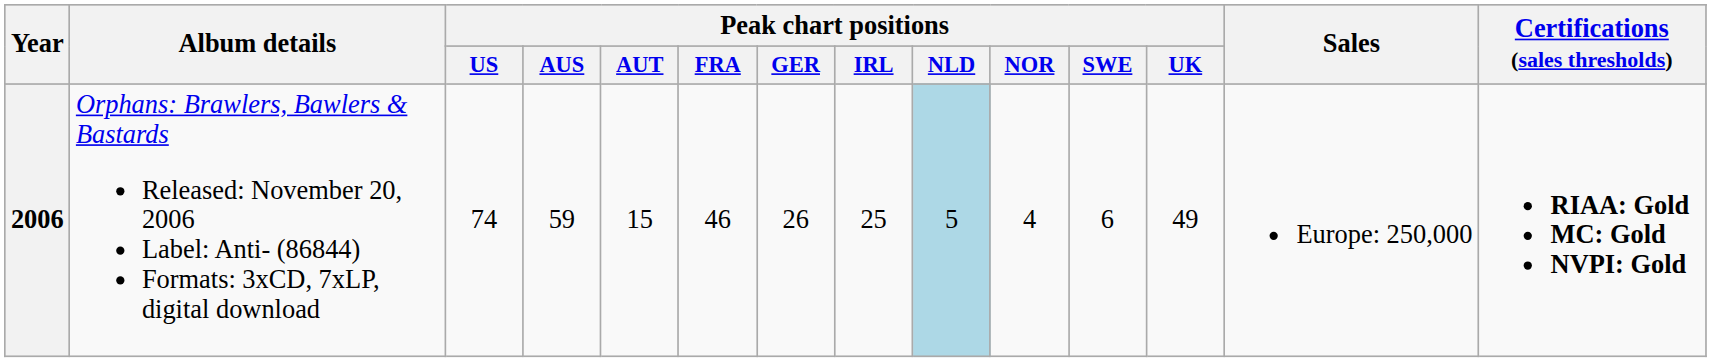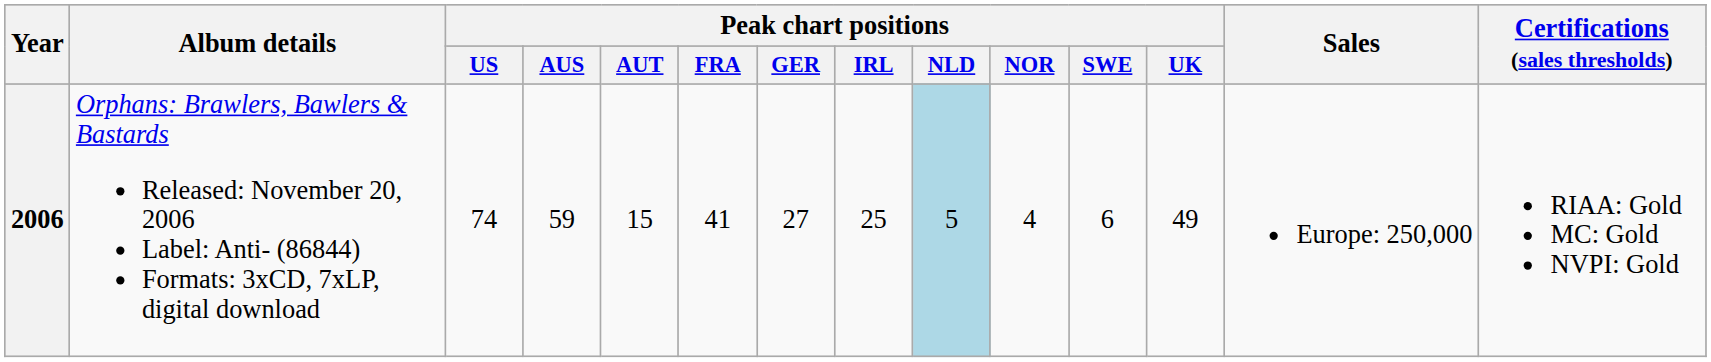(718, 219) 46 -> (718, 219) 41
(796, 219) 26 -> (796, 219) 27
(1592, 235) bold -> (1592, 235) normal
